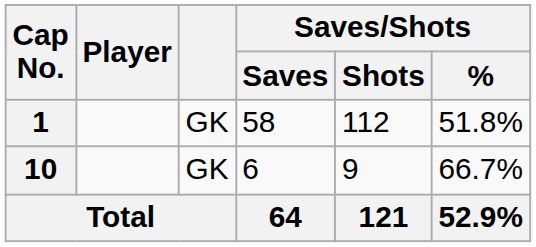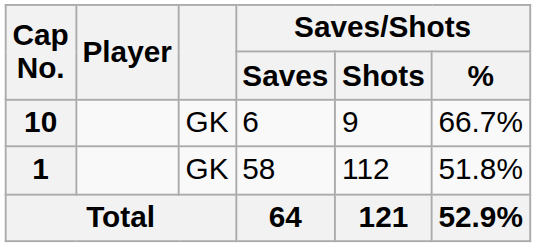rows swapped: (41, 122) <-> (41, 169)
